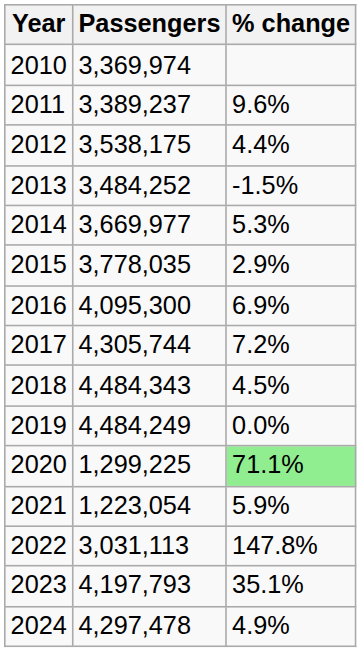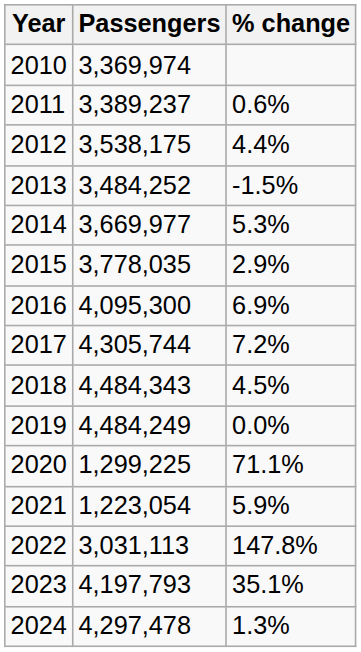(261, 104) 9.6% -> (261, 104) 0.6%
(268, 465) lightgreen background -> (268, 465) no background
(261, 625) 4.9% -> (261, 625) 1.3%
